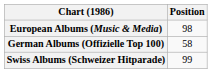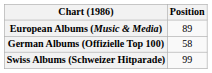(187, 28) 98 -> (187, 28) 89
